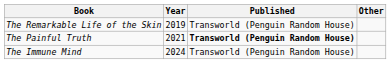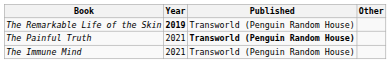(176, 25) normal -> (176, 25) bold
(176, 52) 2024 -> (176, 52) 2021
